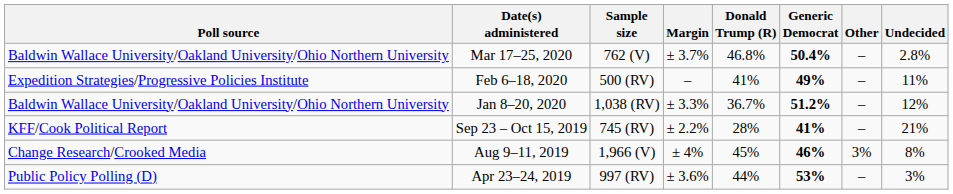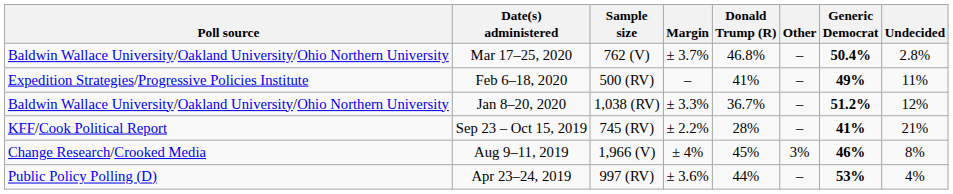columns swapped: (811, 24) <-> (862, 32)
(915, 177) 3% -> (915, 177) 4%
